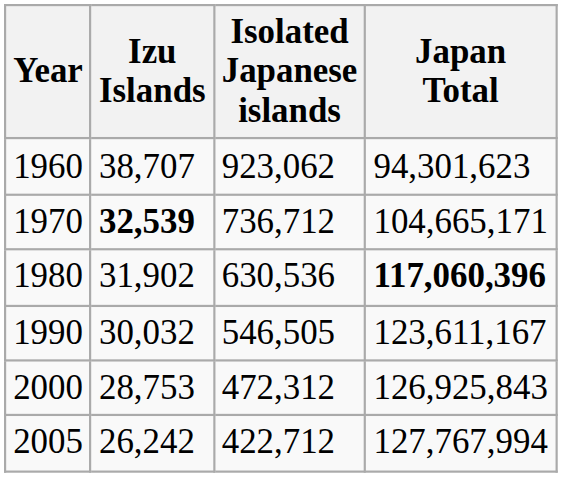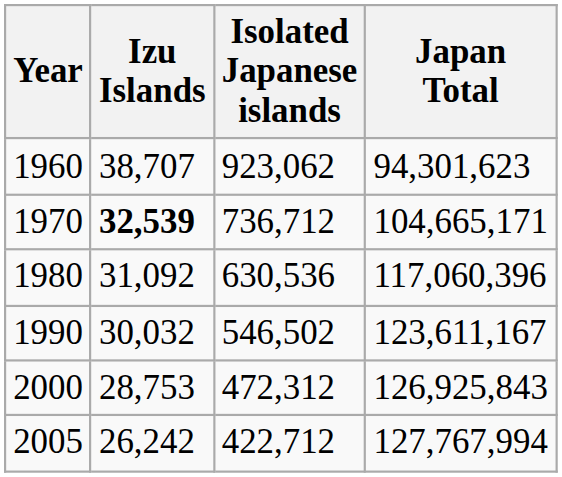(147, 276) 31,902 -> (147, 276) 31,092
(460, 276) bold -> (460, 276) normal
(278, 331) 546,505 -> (278, 331) 546,502
